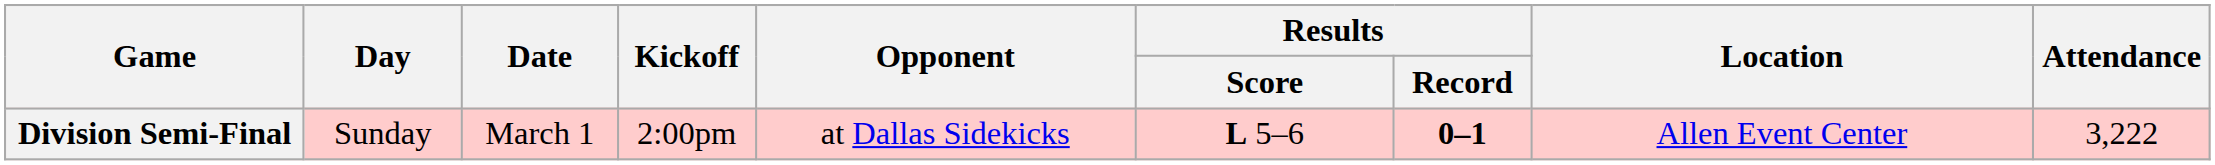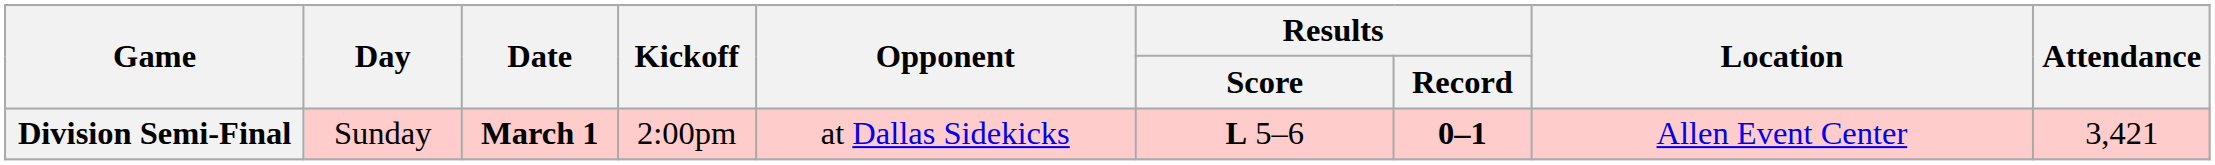(540, 133) normal -> (540, 133) bold
(2122, 133) 3,222 -> (2122, 133) 3,421
